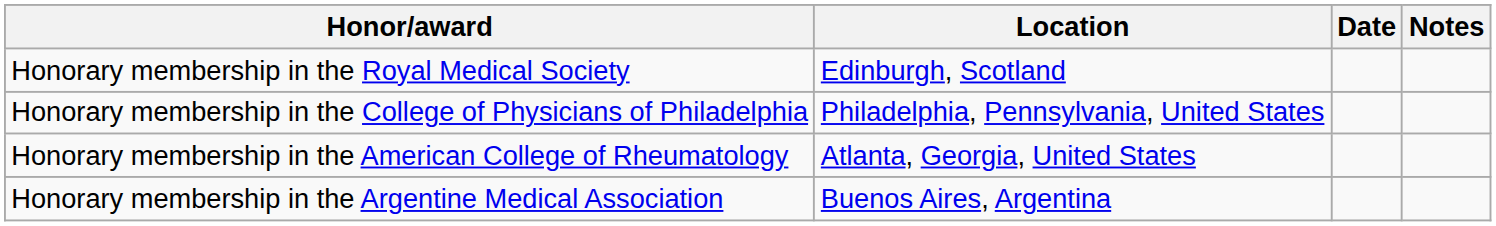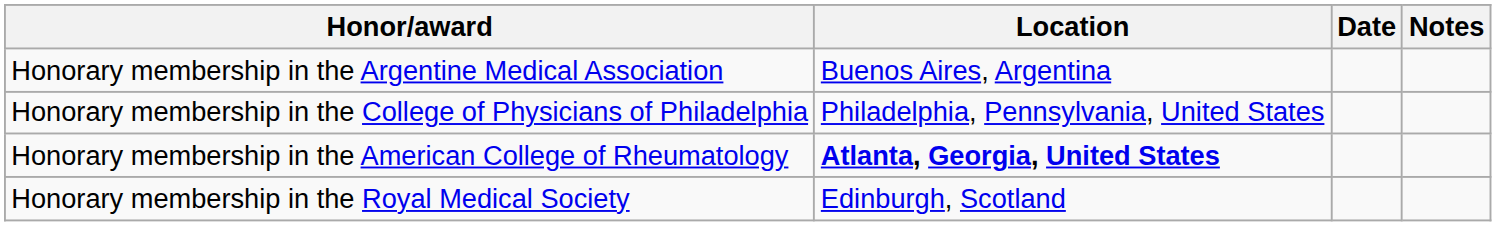rows swapped: (320, 70) <-> (367, 199)
(1008, 156) normal -> (1020, 156) bold
